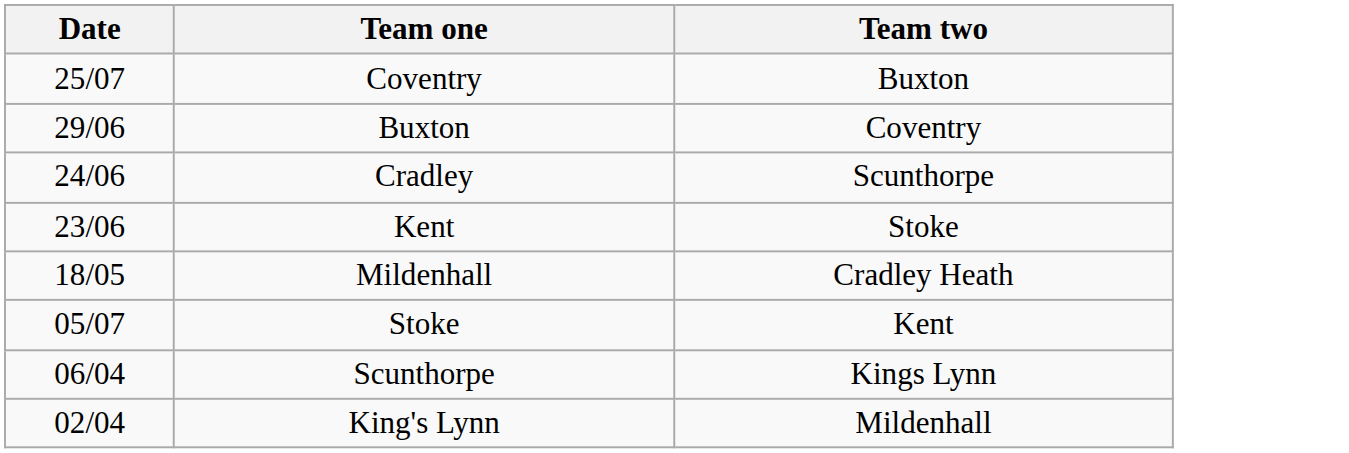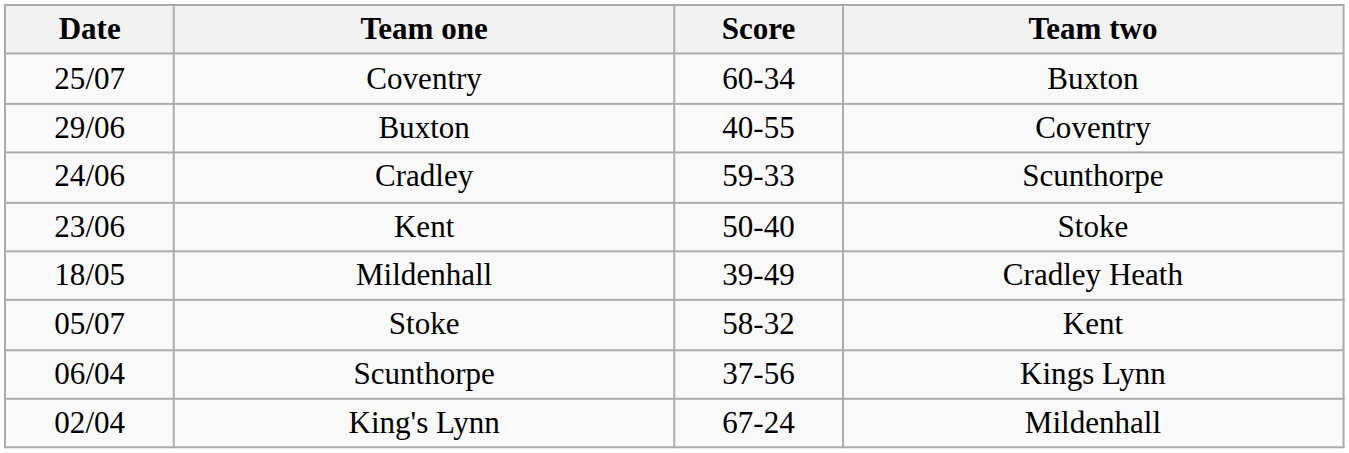+ column: (759, 29)
